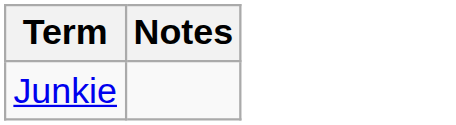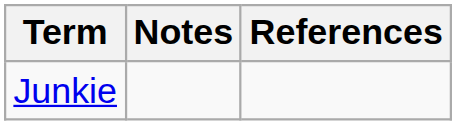+ column: (346, 32)
